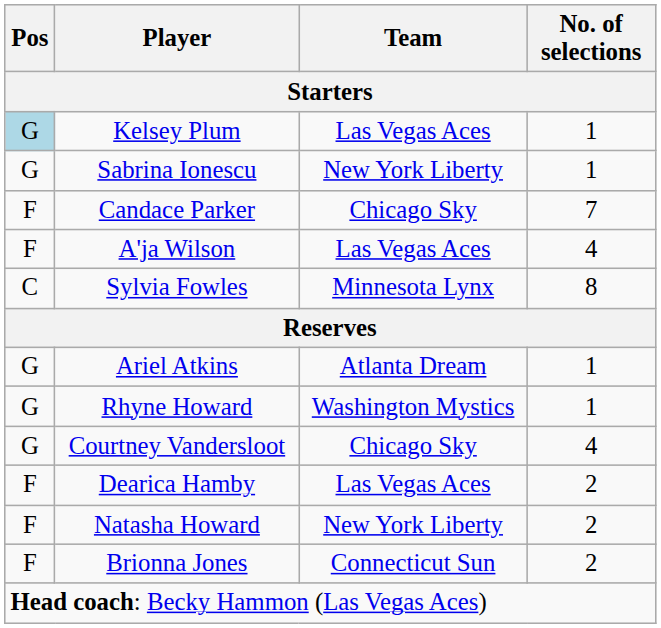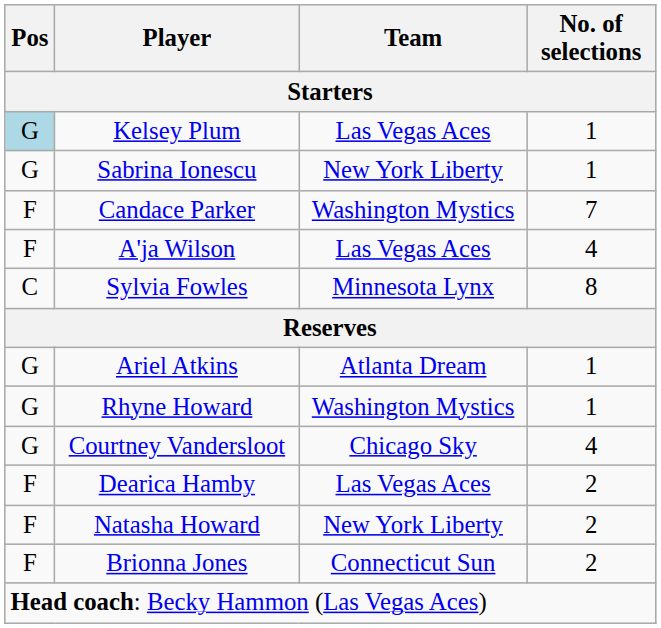(413, 209) Chicago Sky -> (413, 209) Washington Mystics
